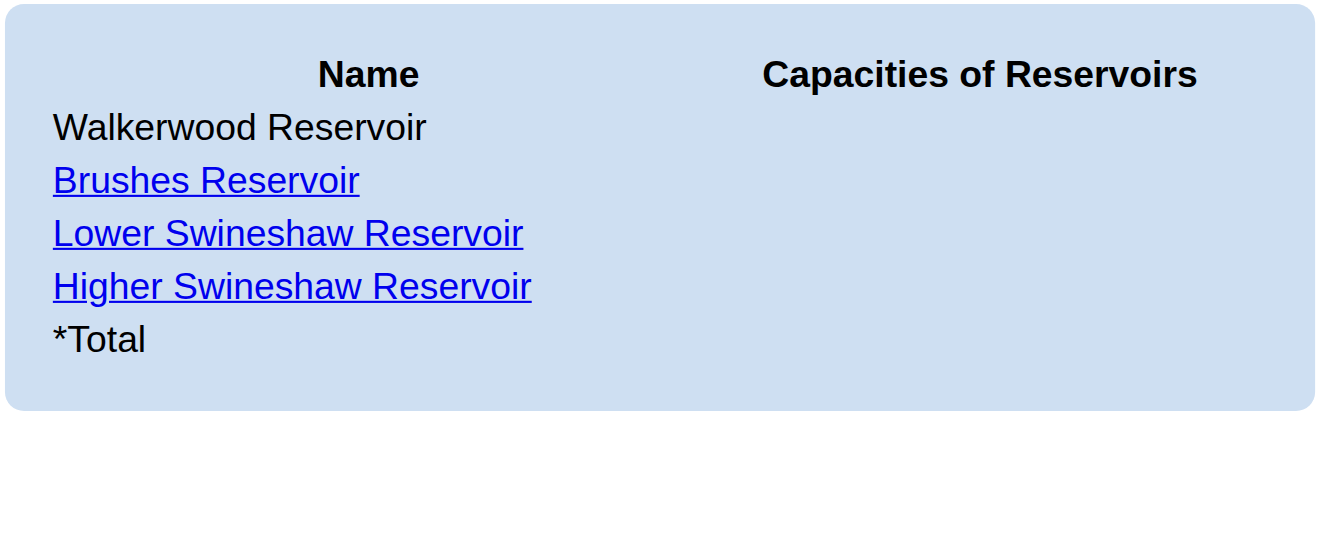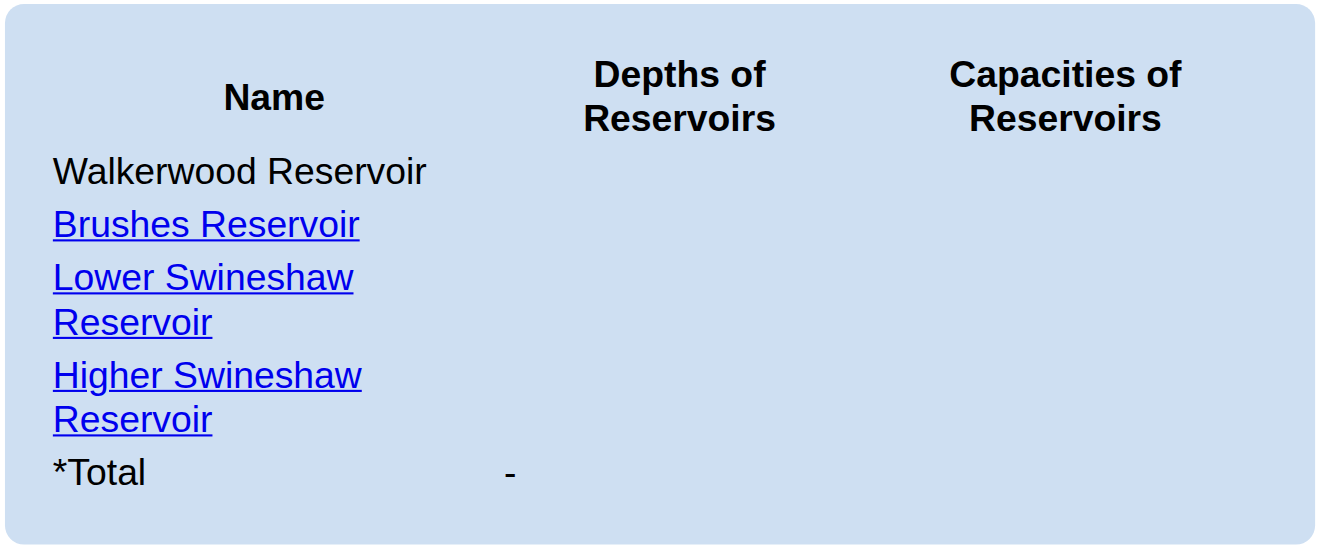+ column: (680, 96)
